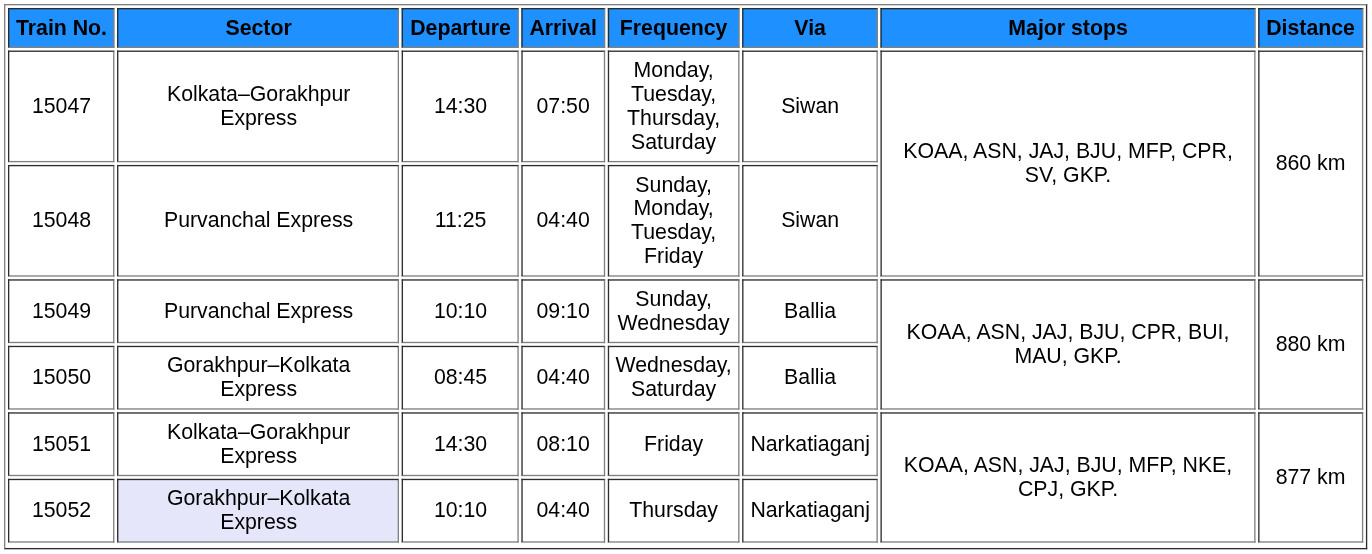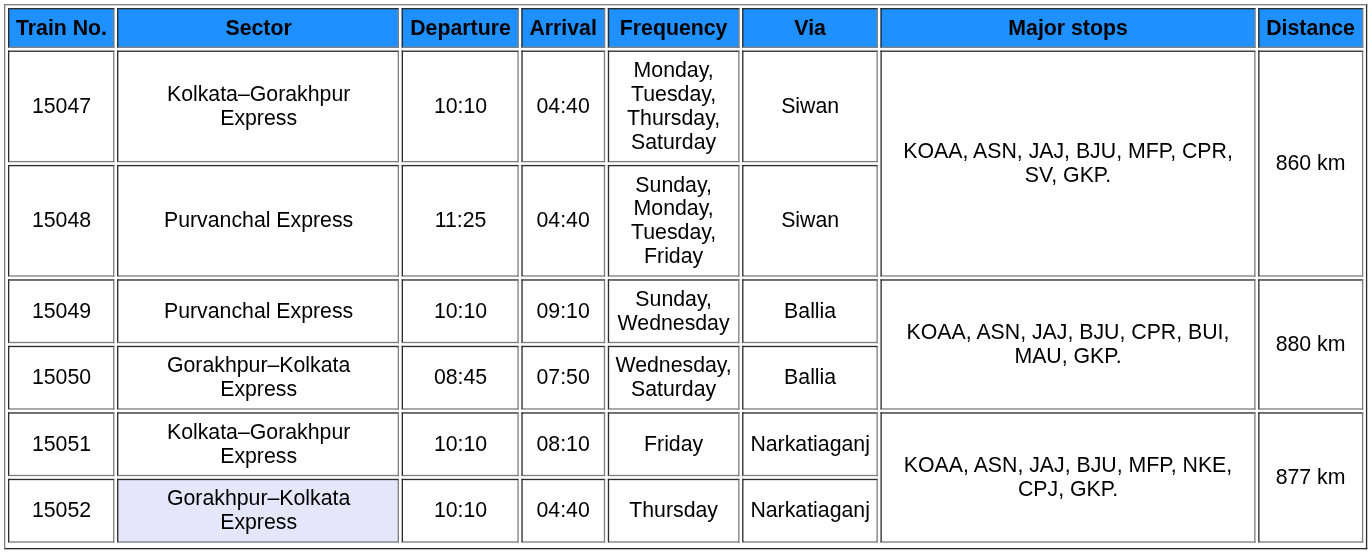(461, 106) 14:30 -> (461, 106) 10:10
(563, 106) 07:50 -> (563, 106) 04:40
(563, 377) 04:40 -> (563, 377) 07:50
(461, 444) 14:30 -> (461, 444) 10:10
